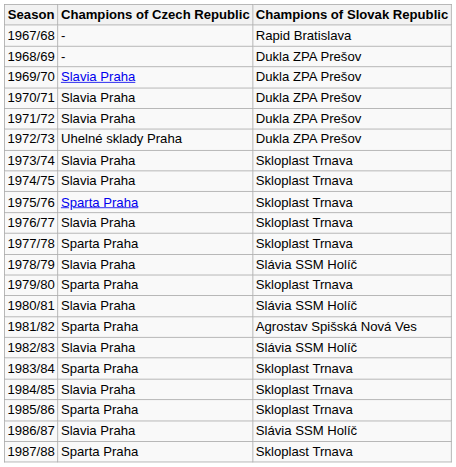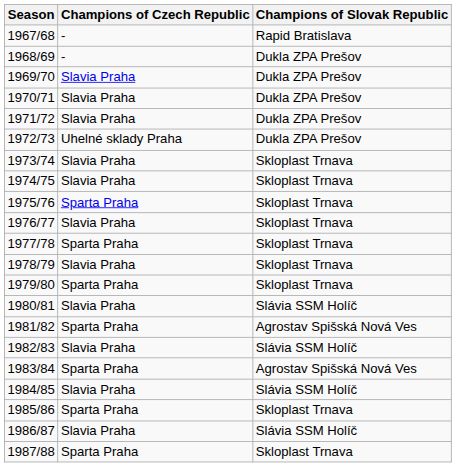(306, 264) Slávia SSM Holíč -> (304, 264) Skloplast Trnava
(304, 368) Skloplast Trnava -> (336, 368) Agrostav Spišská Nová Ves
(304, 389) Skloplast Trnava -> (306, 389) Slávia SSM Holíč
